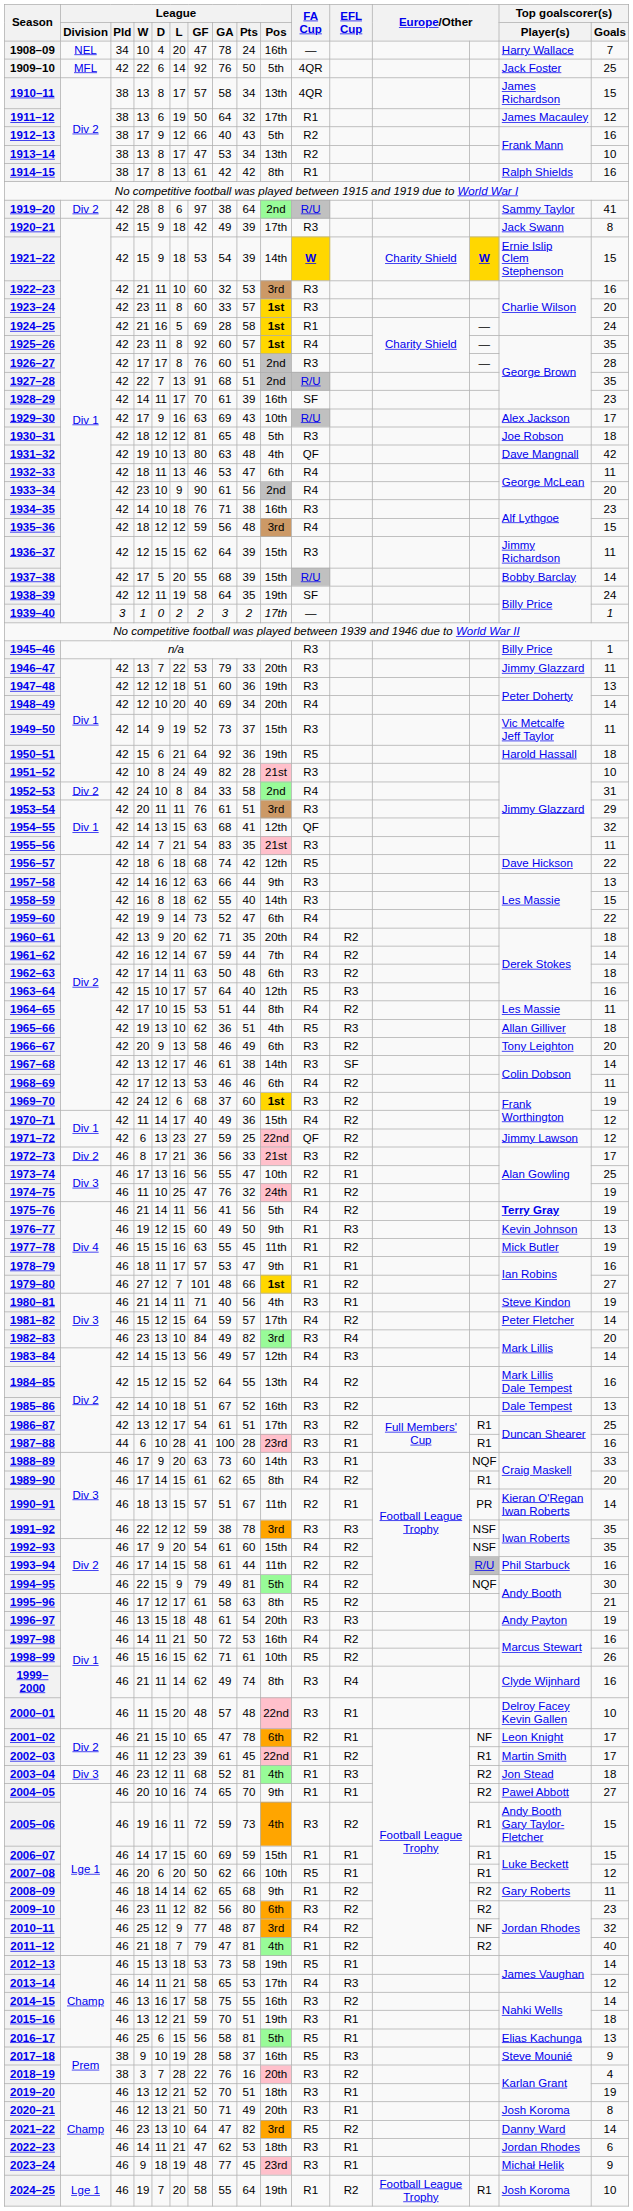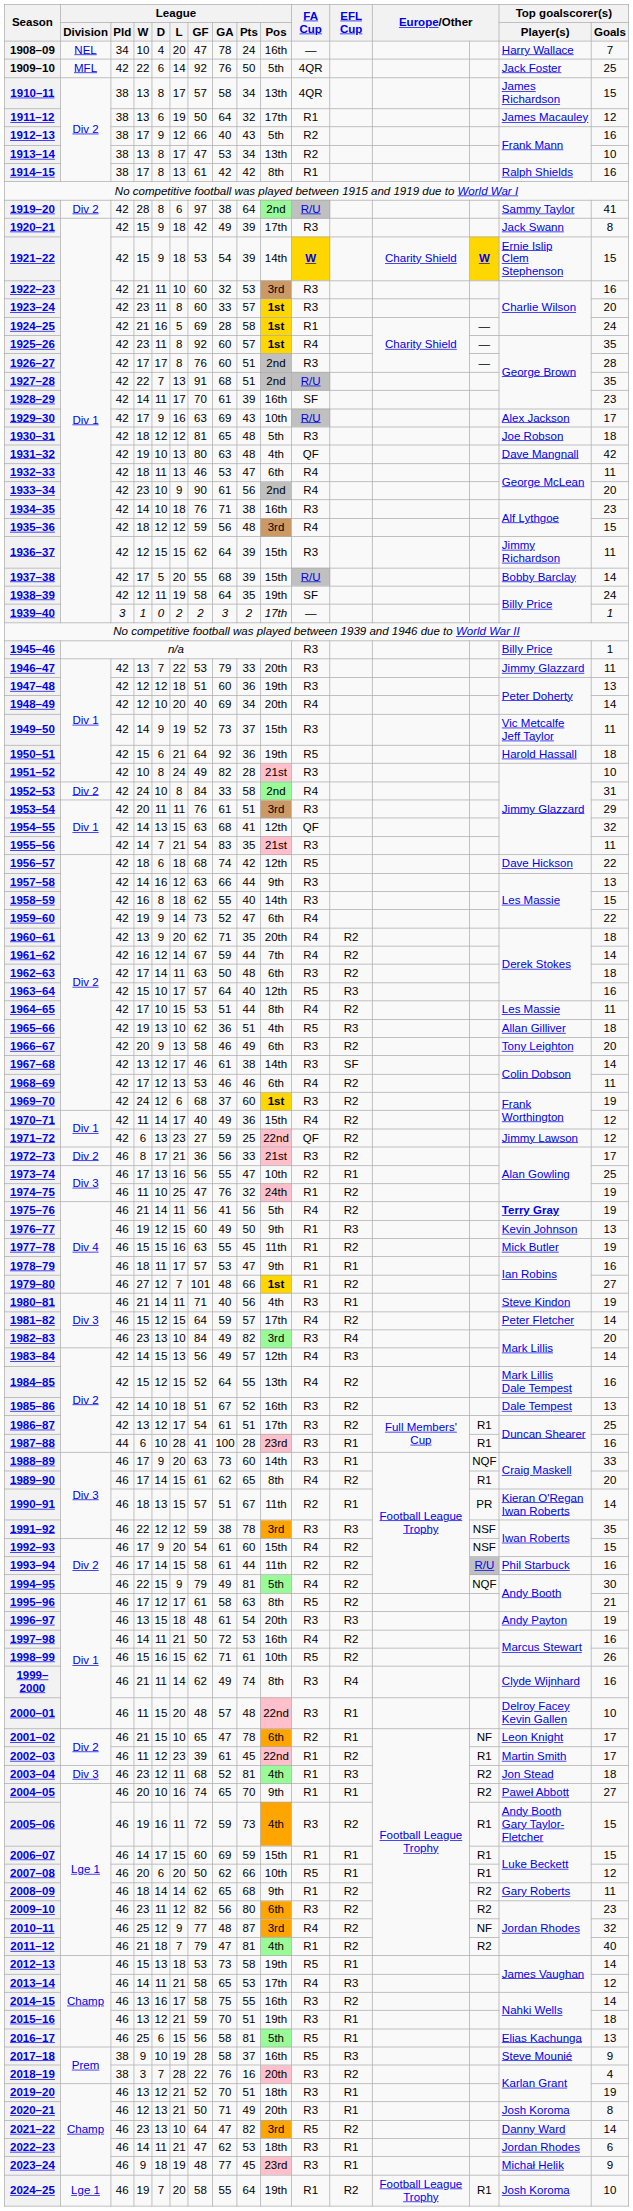(610, 1547) 35 -> (610, 1547) 15
